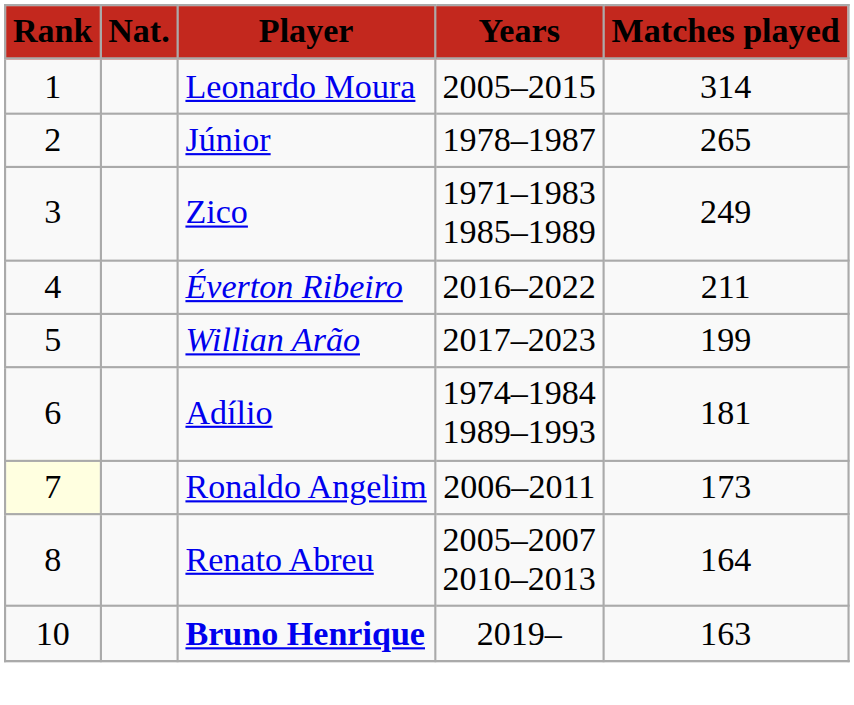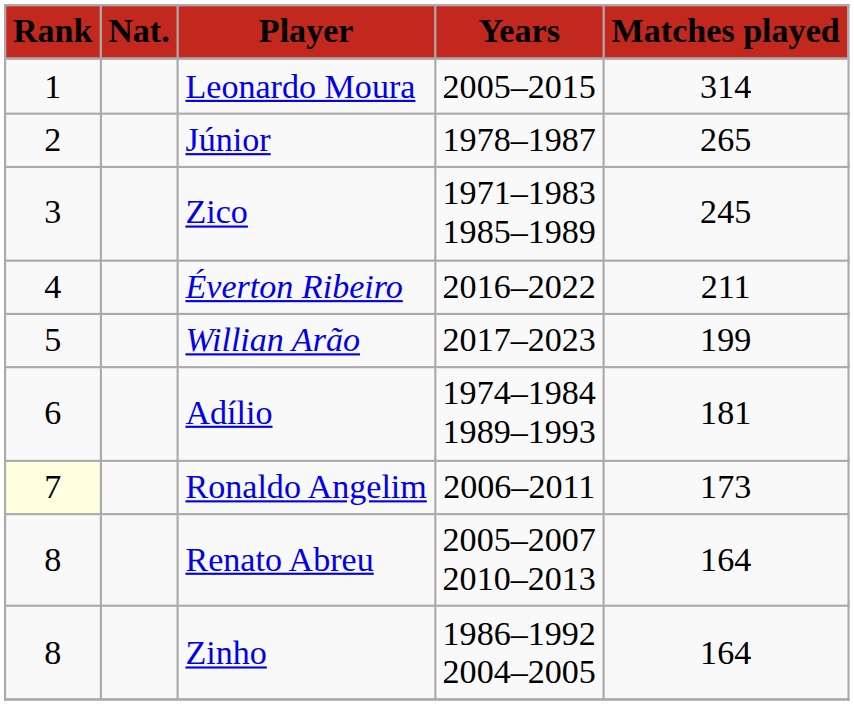(726, 212) 249 -> (726, 212) 245
+ row: (226, 652)
- row: (305, 632)
